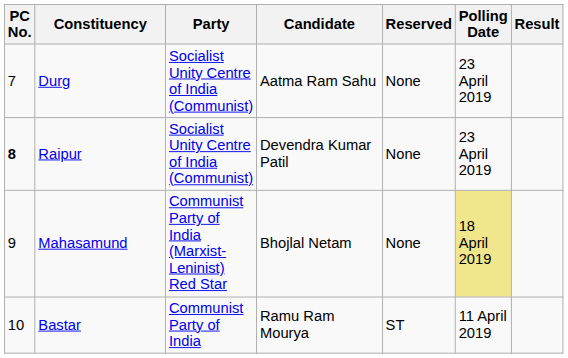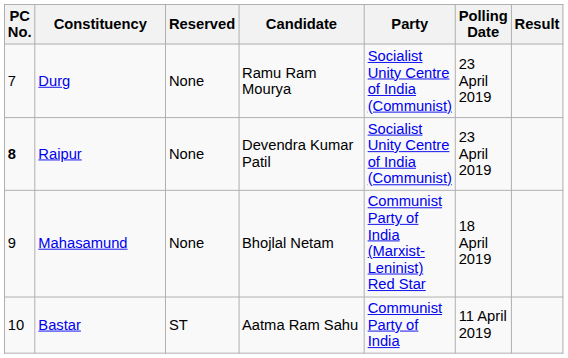columns swapped: (419, 24) <-> (211, 24)
(318, 80) Aatma Ram Sahu -> (279, 80) Ramu Ram Mourya
(475, 243) khaki background -> (475, 243) no background
(297, 324) Ramu Ram Mourya -> (300, 324) Aatma Ram Sahu
